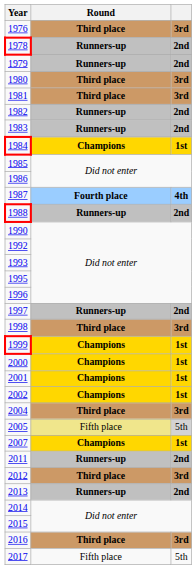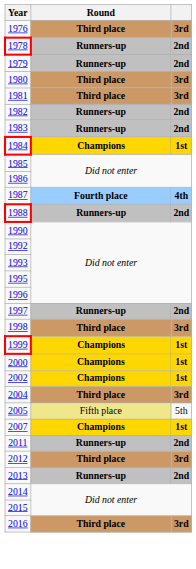- row: (18, 379)
(181, 427) lightgrey background -> (181, 411) no background
- row: (18, 556)
